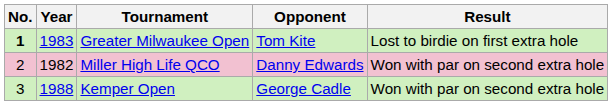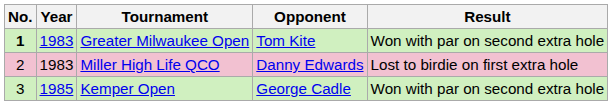(474, 41) Lost to birdie on first extra hole -> (487, 41) Won with par on second extra hole
(56, 65) 1982 -> (56, 65) 1983
(487, 65) Won with par on second extra hole -> (474, 65) Lost to birdie on first extra hole
(56, 89) 1988 -> (56, 89) 1985
